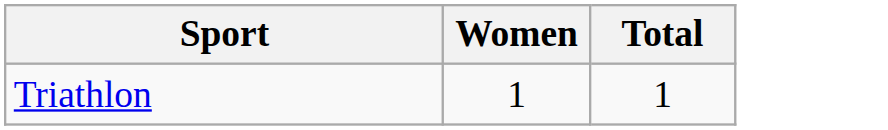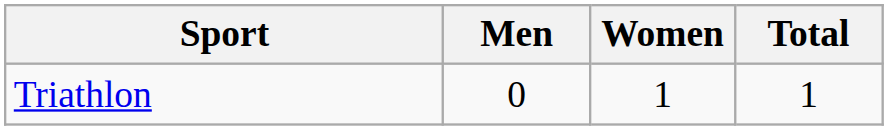+ column: (517, 34)
